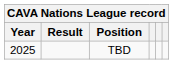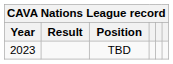(23, 50) 2025 -> (23, 50) 2023
